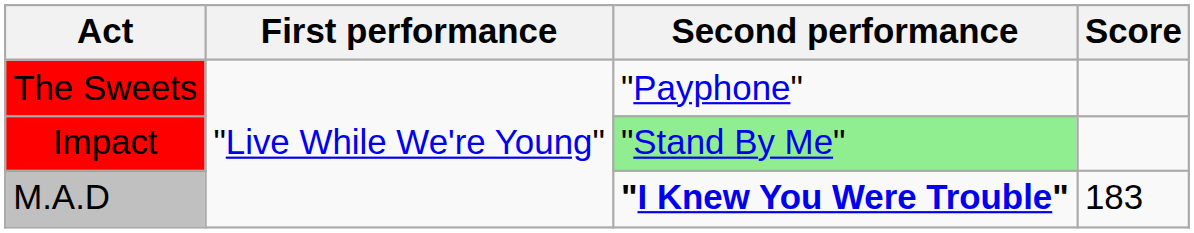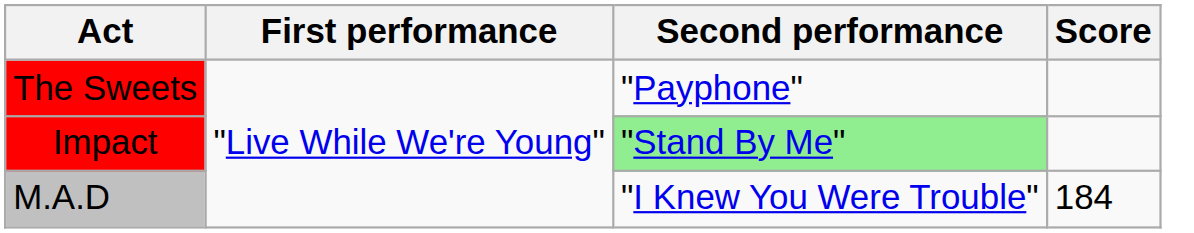(845, 198) bold -> (830, 198) normal
(1114, 198) 183 -> (1084, 198) 184
